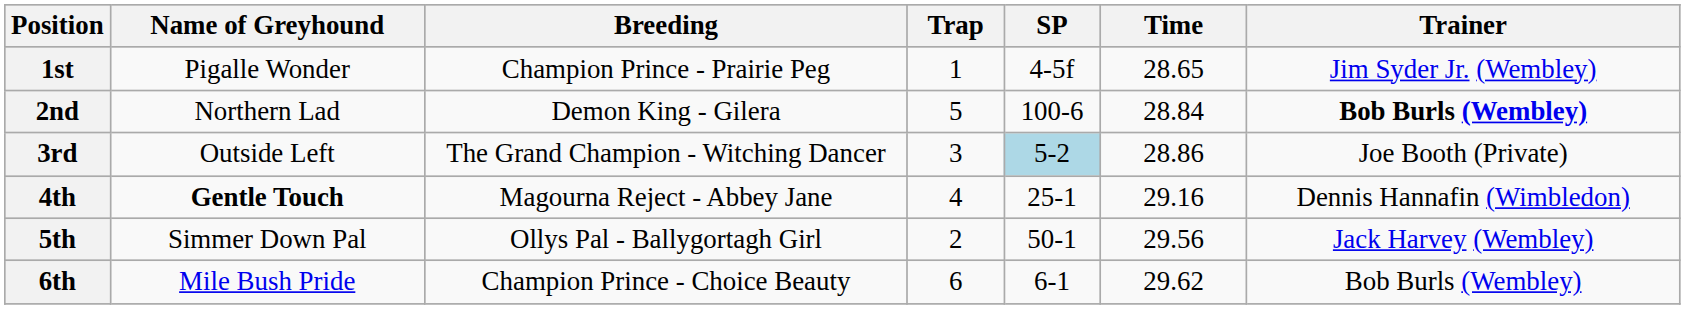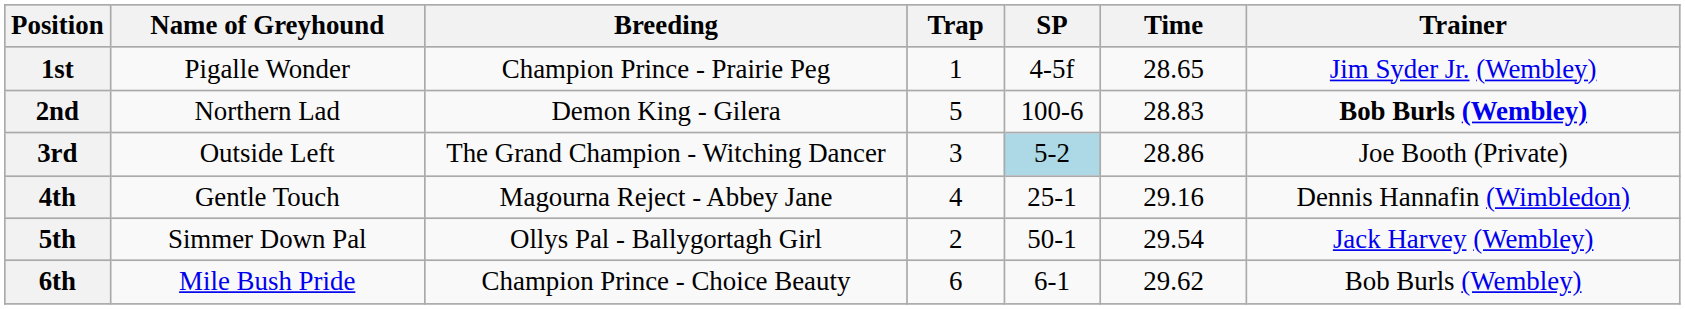(1174, 111) 28.84 -> (1174, 111) 28.83
(267, 196) bold -> (267, 196) normal
(1174, 238) 29.56 -> (1174, 238) 29.54
